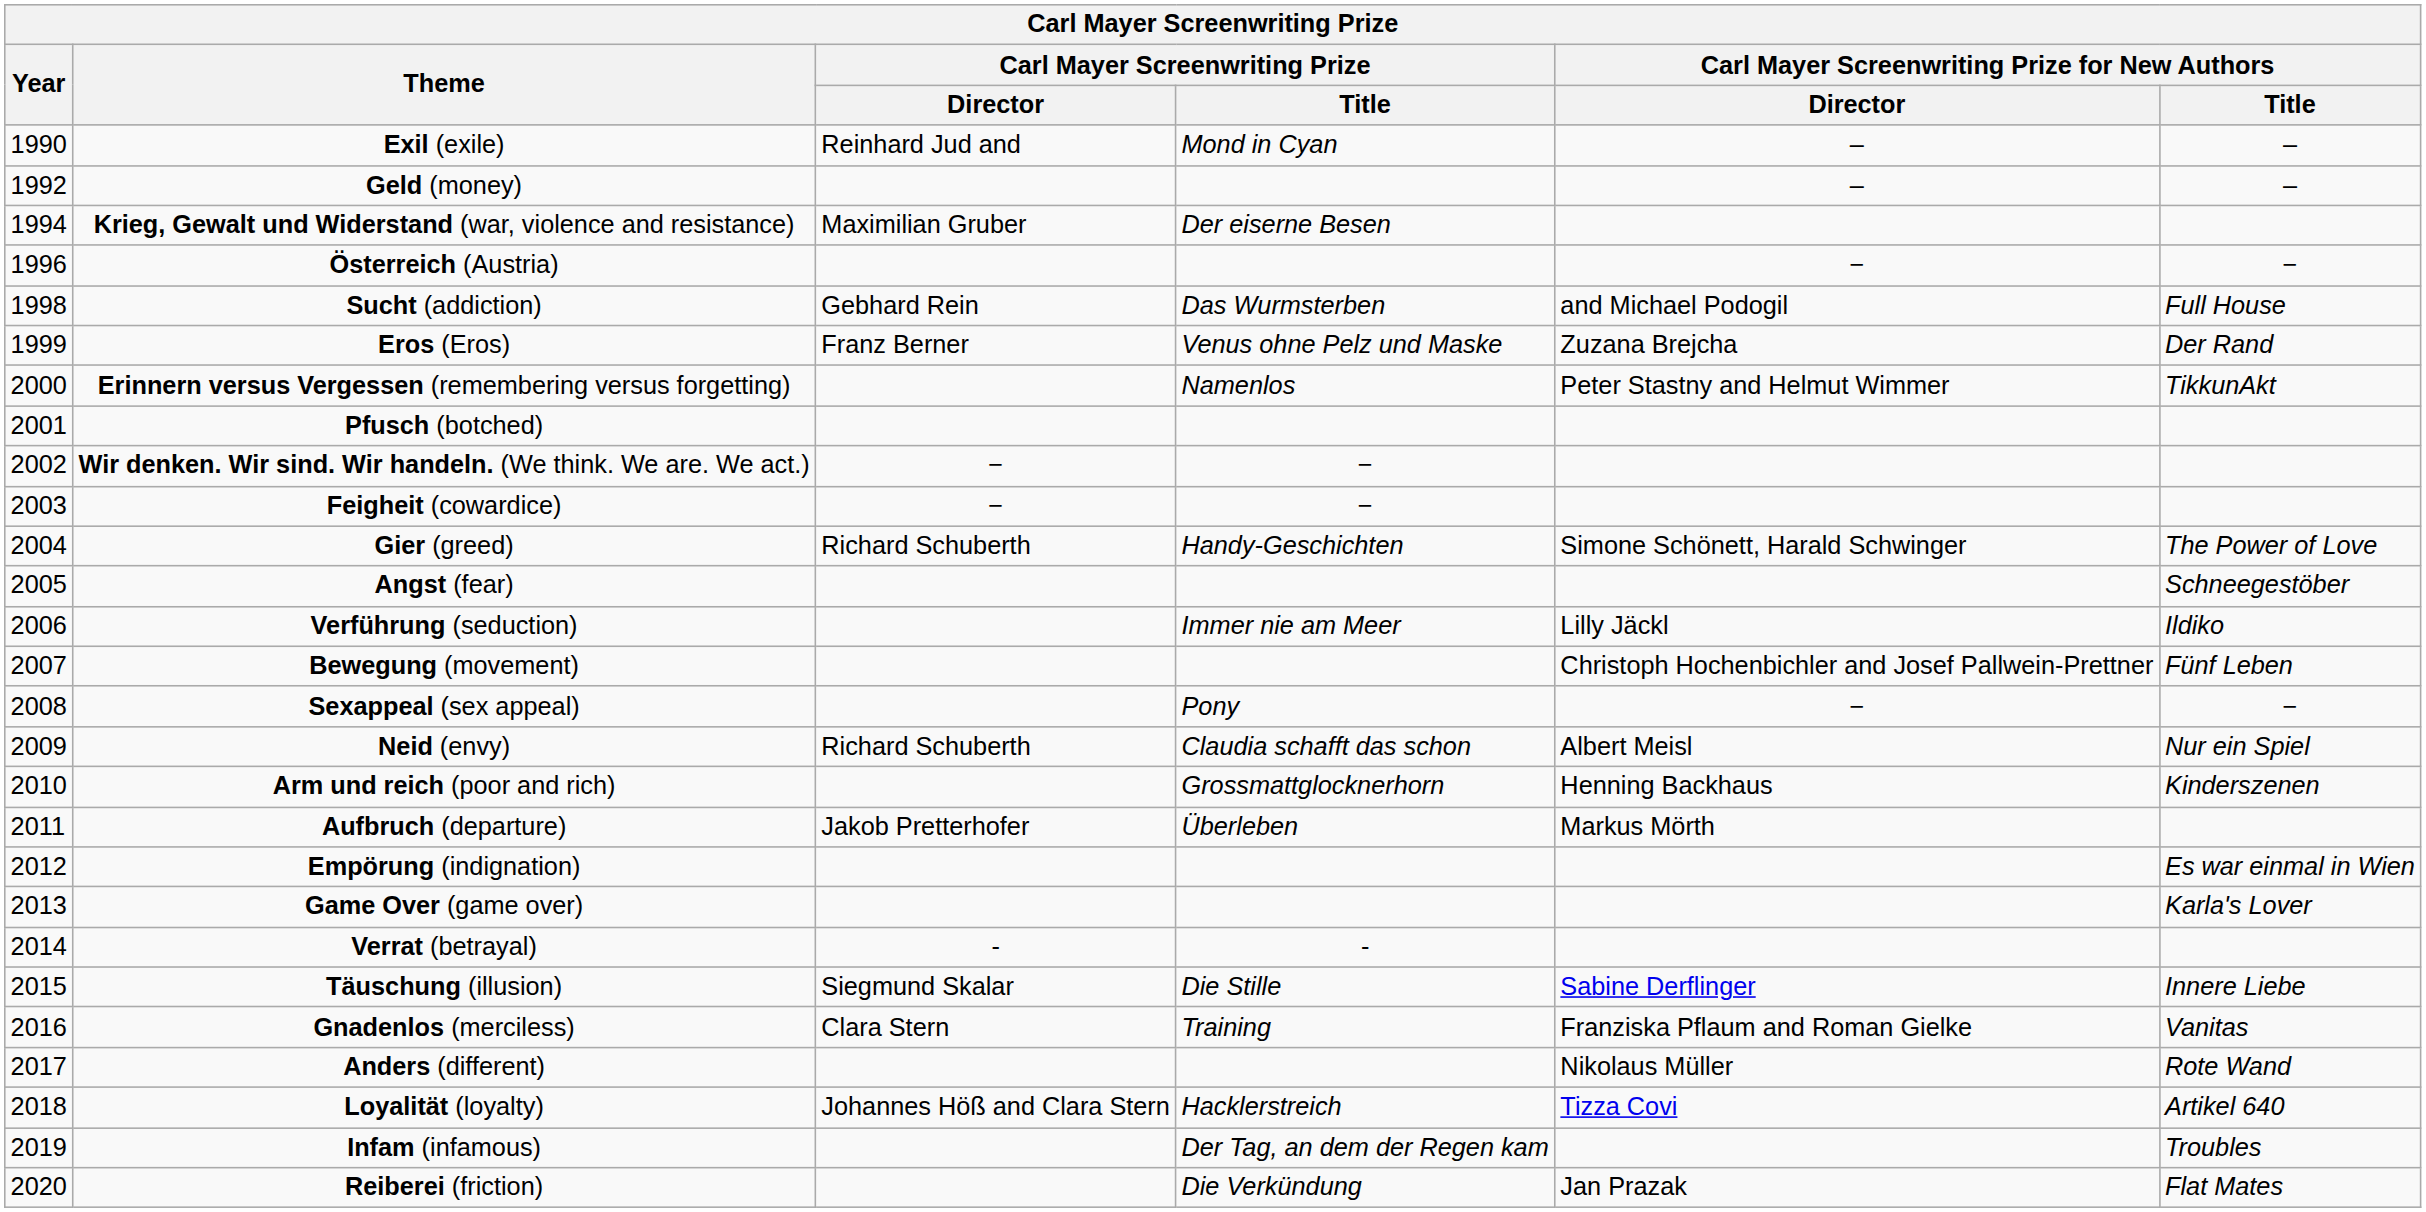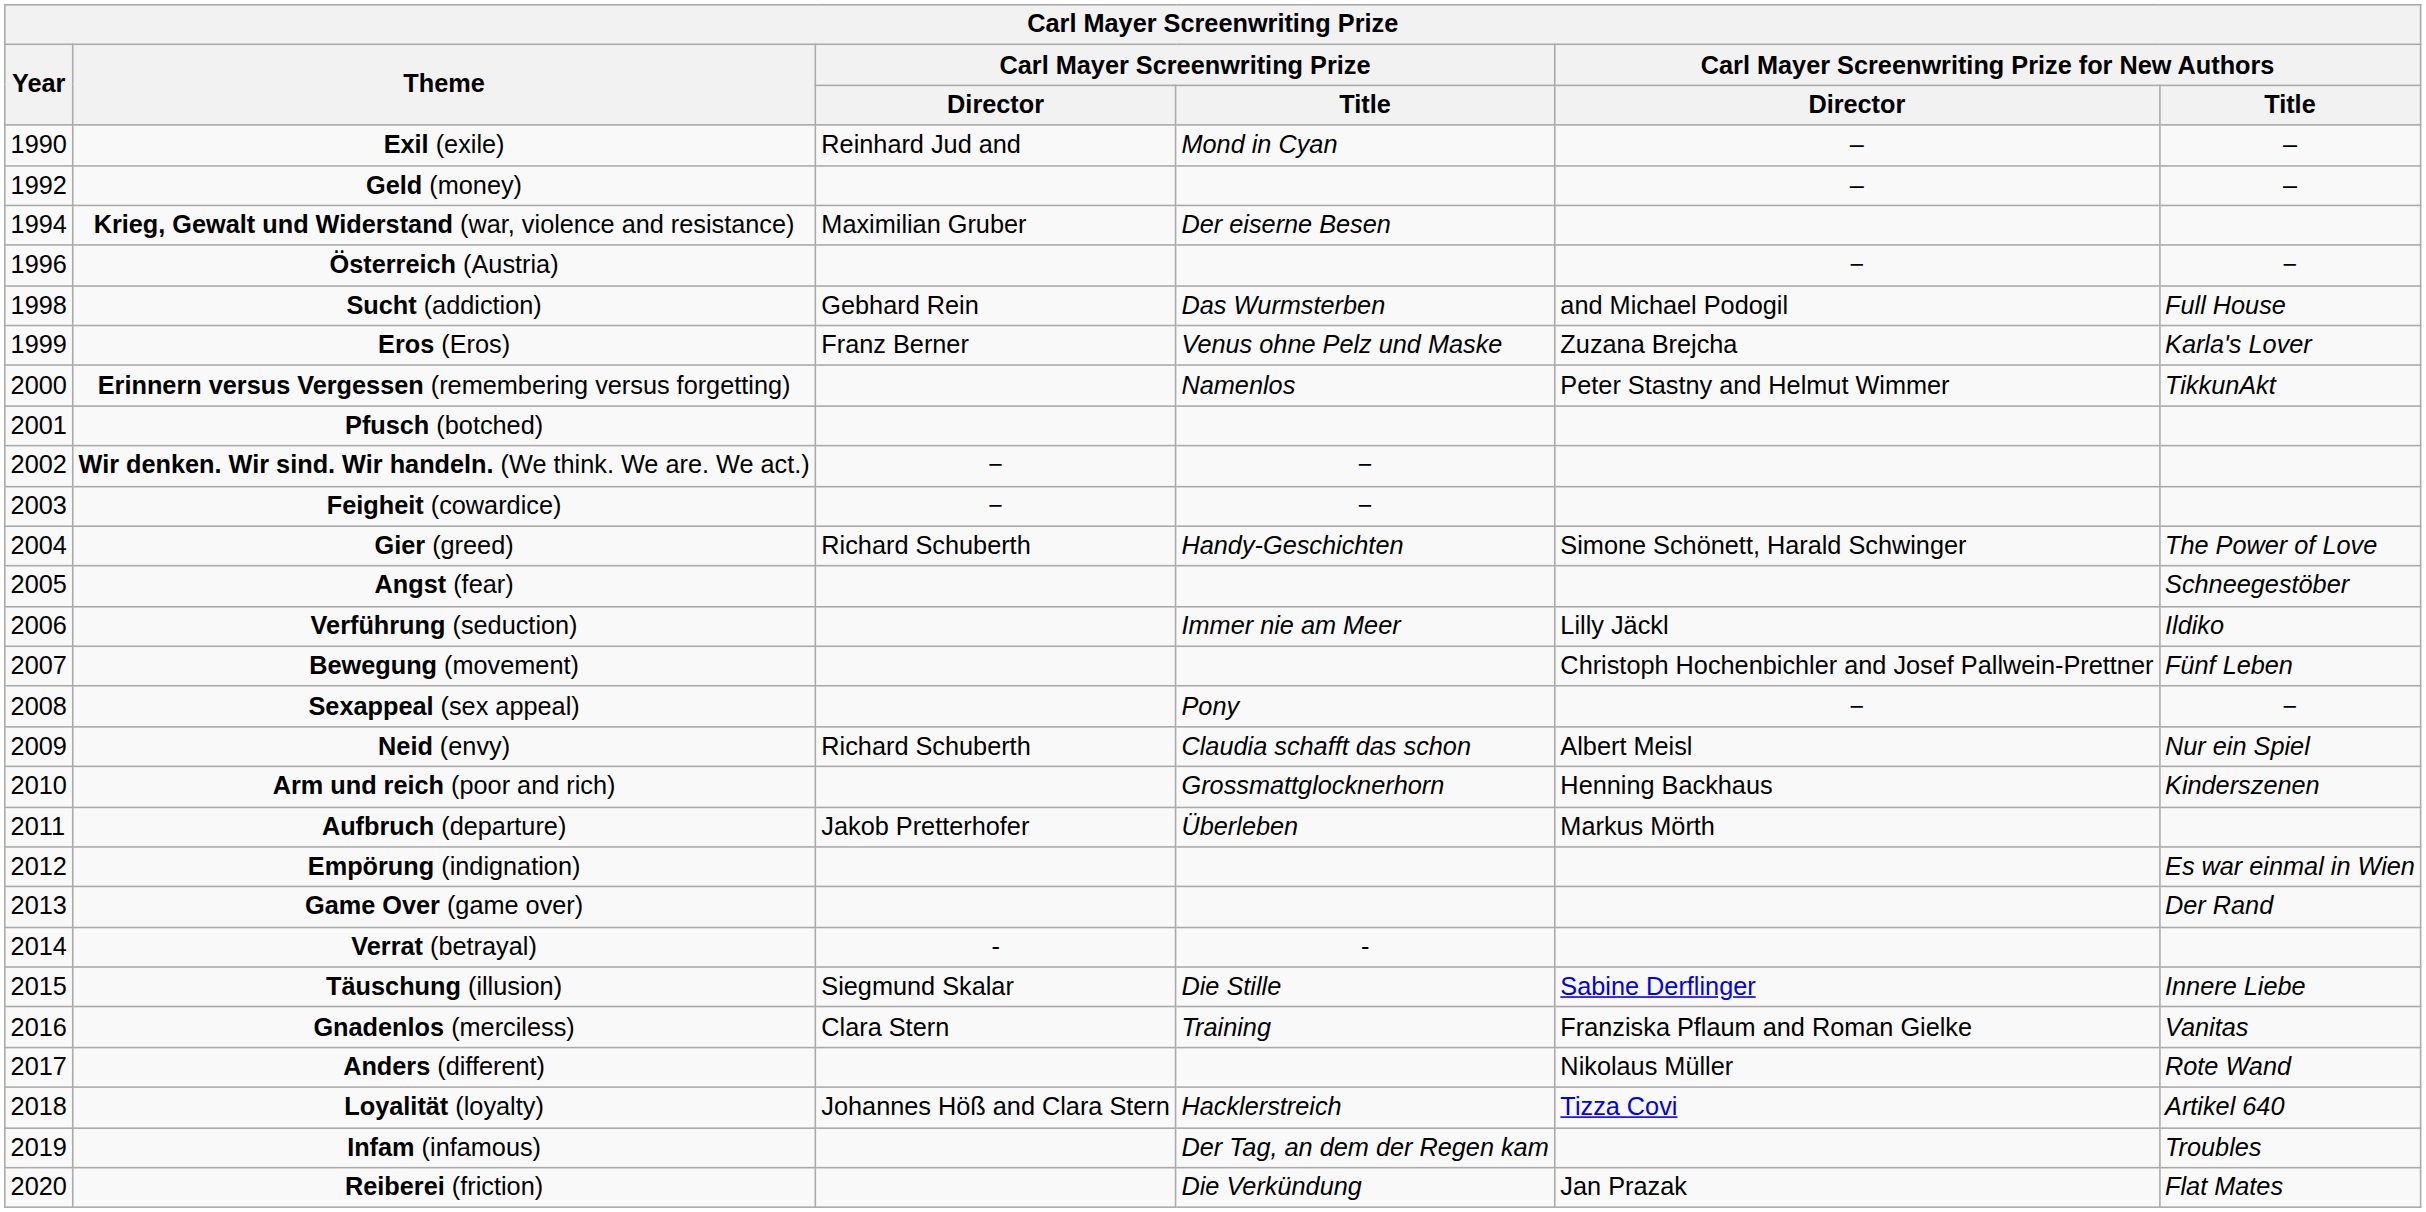(2219, 345) Der Rand -> (2238, 345) Karla's Lover
(2238, 906) Karla's Lover -> (2219, 906) Der Rand
